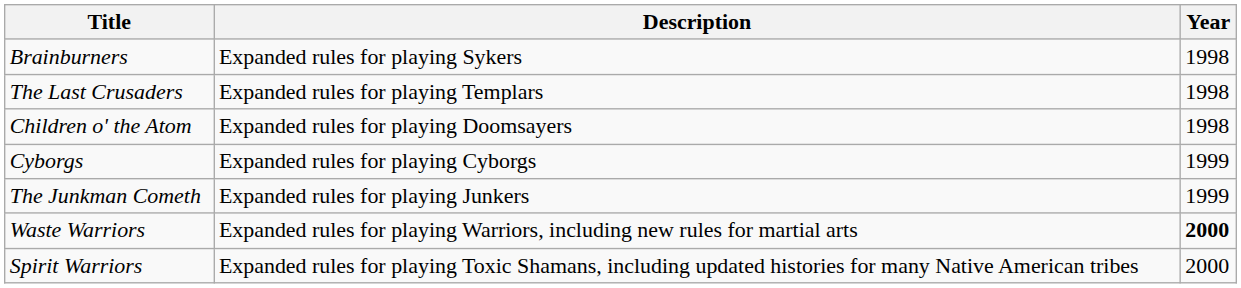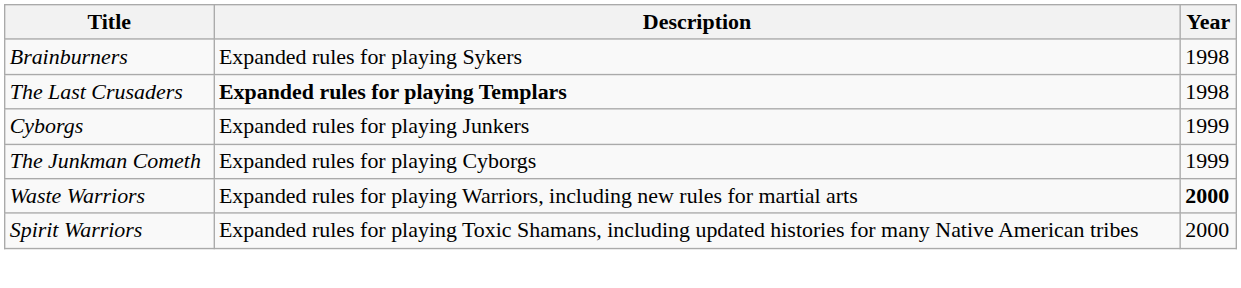(381, 91) normal -> (393, 91) bold
- row: (101, 126)
(378, 160) Expanded rules for playing Cyborgs -> (374, 126) Expanded rules for playing Junkers
(374, 195) Expanded rules for playing Junkers -> (378, 160) Expanded rules for playing Cyborgs
